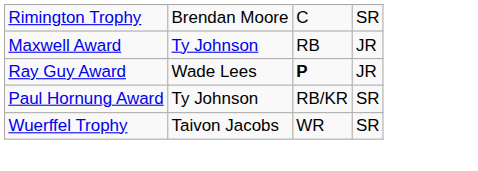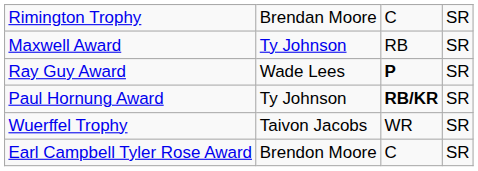(366, 44) JR -> (458, 44) SR
(366, 71) JR -> (458, 71) SR
(322, 98) normal -> (411, 98) bold
+ row: (130, 152)
